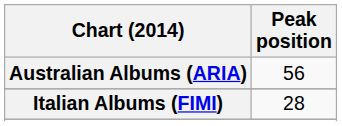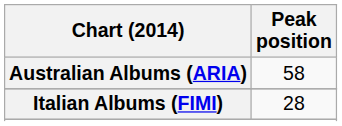(294, 72) 56 -> (294, 72) 58
